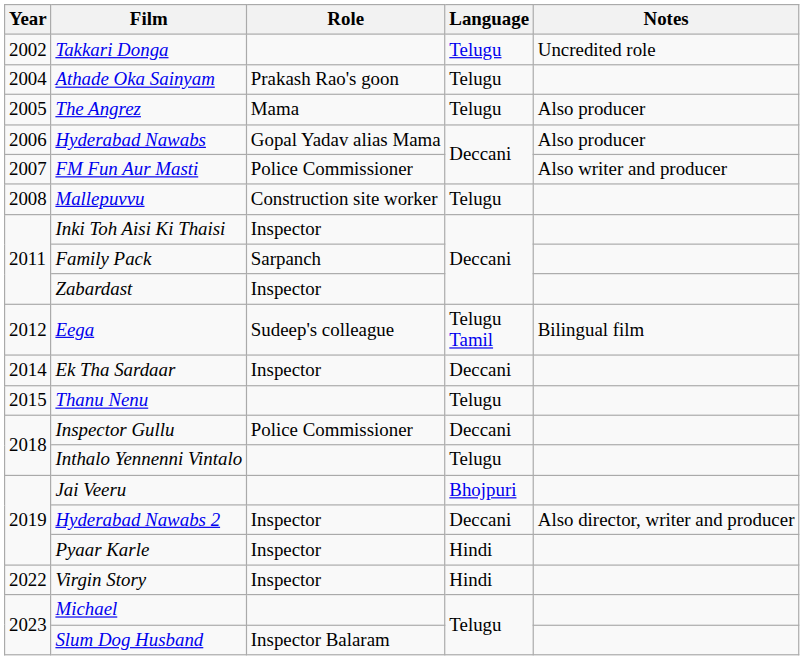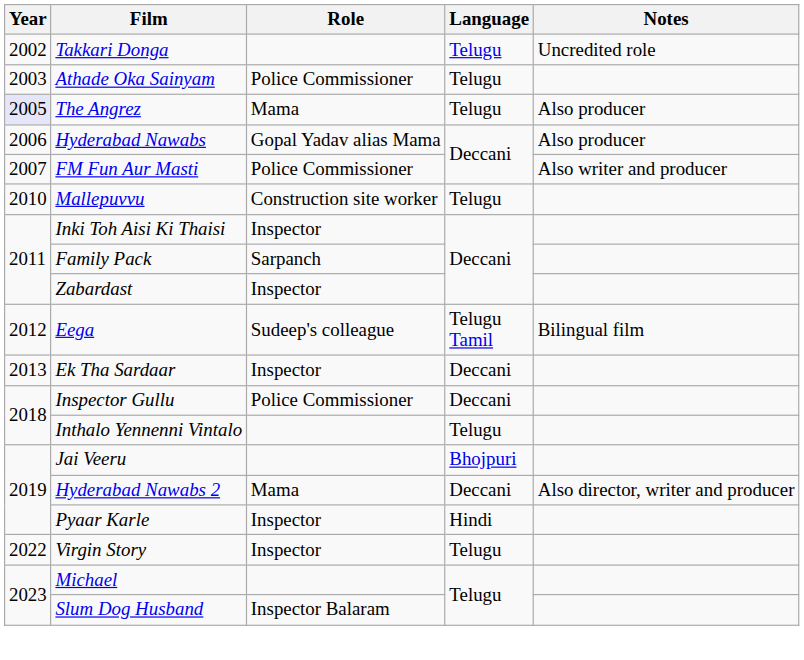(28, 79) 2004 -> (28, 79) 2003
(325, 79) Prakash Rao's goon -> (332, 79) Police Commissioner
(28, 109) no background -> (28, 109) lavender background
(28, 199) 2008 -> (28, 199) 2010
(28, 370) 2014 -> (28, 370) 2013
- row: (102, 400)
(286, 519) Inspector -> (275, 489) Mama
(471, 579) Hindi -> (475, 549) Telugu
